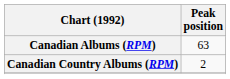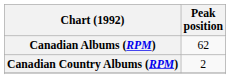(203, 45) 63 -> (203, 45) 62
